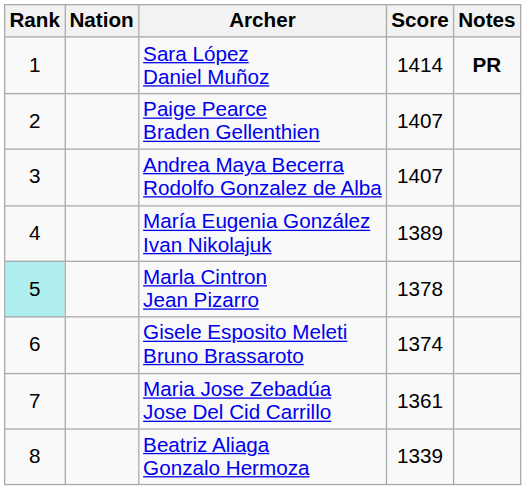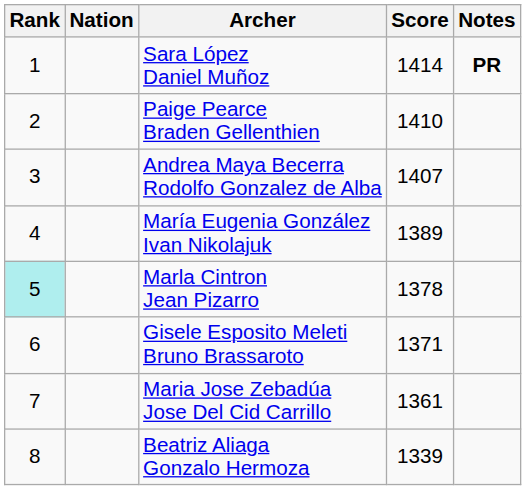(420, 121) 1407 -> (420, 121) 1410
(420, 344) 1374 -> (420, 344) 1371
